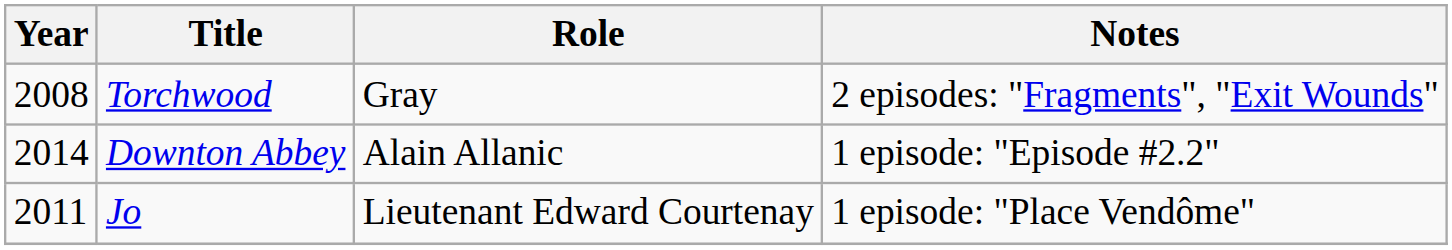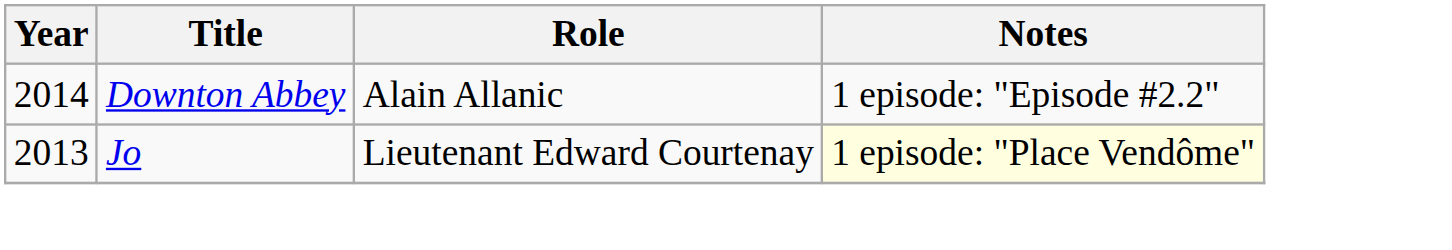- row: (189, 93)
(51, 212) 2011 -> (51, 152) 2013
(1043, 212) no background -> (1043, 152) lightyellow background
